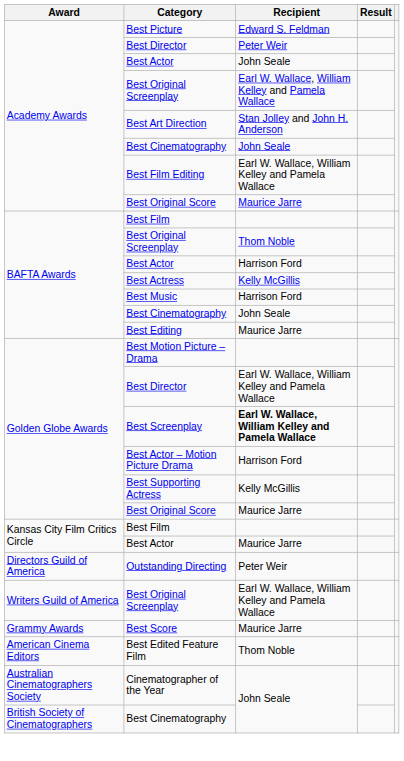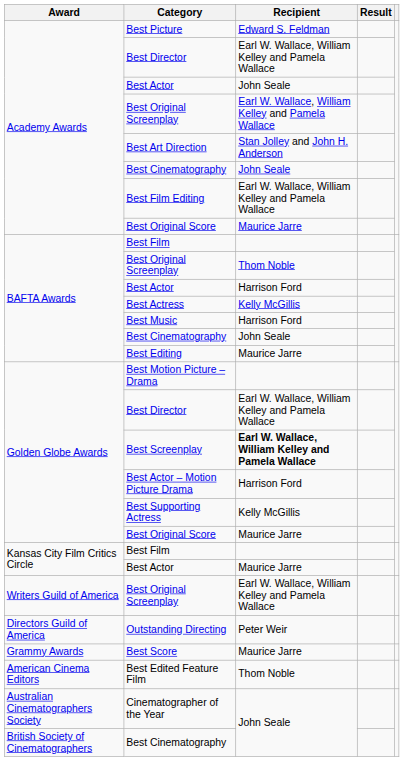(263, 45) Peter Weir -> (294, 57) Earl W. Wallace, William Kelley and Pamela Wallace
rows swapped: (63, 600) <-> (47, 566)
